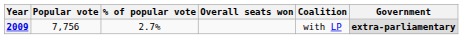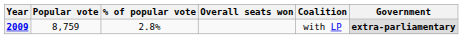(66, 27) 7,756 -> (66, 27) 8,759
(149, 27) 2.7% -> (149, 27) 2.8%
